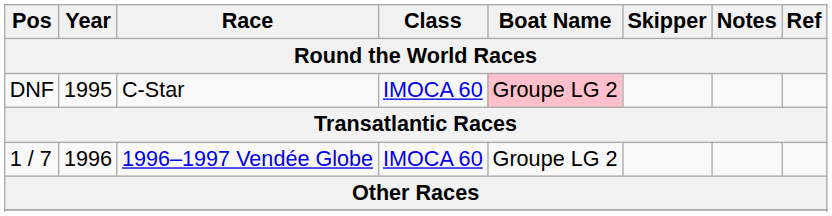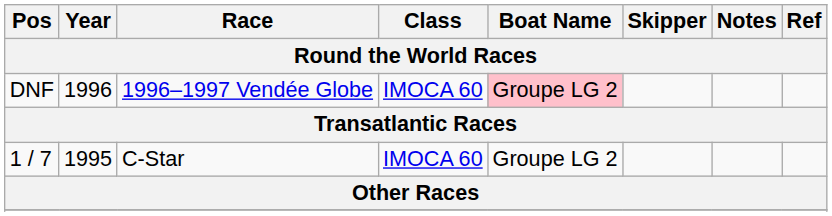(88, 90) 1995 -> (88, 90) 1996
(153, 90) C-Star -> (248, 90) 1996–1997 Vendée Globe
(88, 158) 1996 -> (88, 158) 1995
(248, 158) 1996–1997 Vendée Globe -> (153, 158) C-Star
